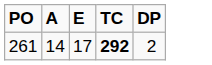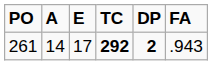+ column: (180, 19)
(147, 46) normal -> (147, 46) bold
